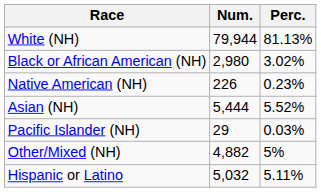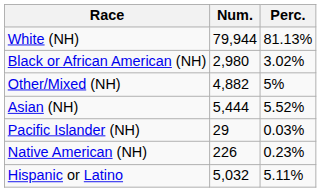rows swapped: (77, 84) <-> (64, 152)
